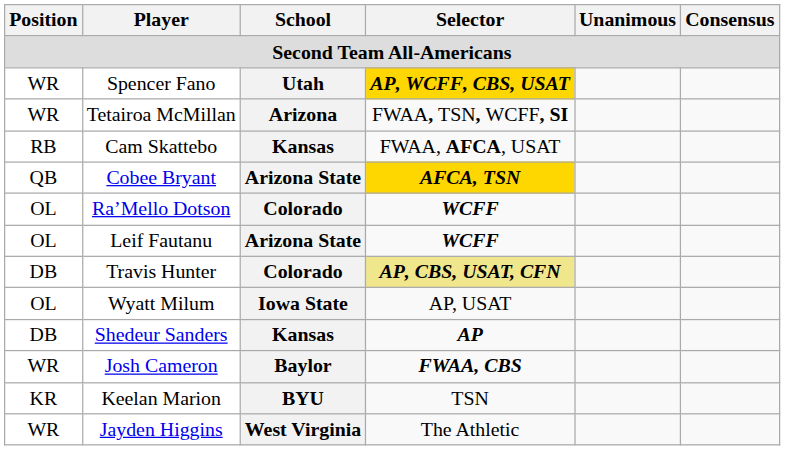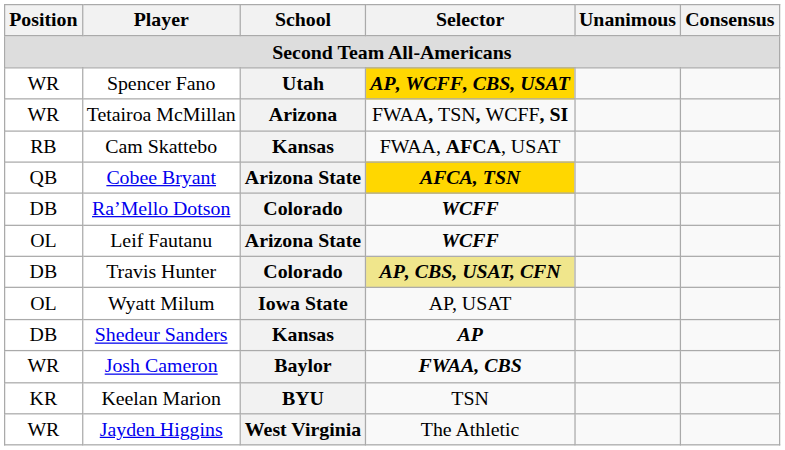(43, 209) OL -> (43, 209) DB
